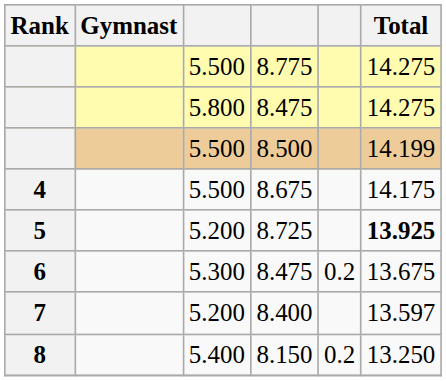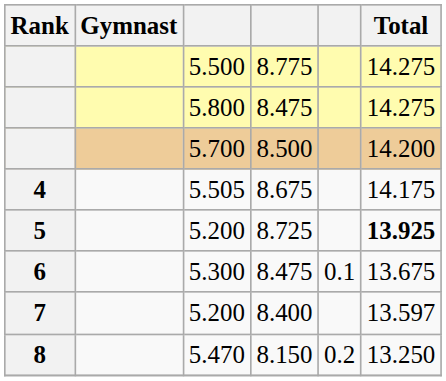(217, 148) 5.500 -> (217, 148) 5.700
(401, 148) 14.199 -> (401, 148) 14.200
(217, 189) 5.500 -> (217, 189) 5.505
(340, 271) 0.2 -> (340, 271) 0.1
(217, 354) 5.400 -> (217, 354) 5.470
